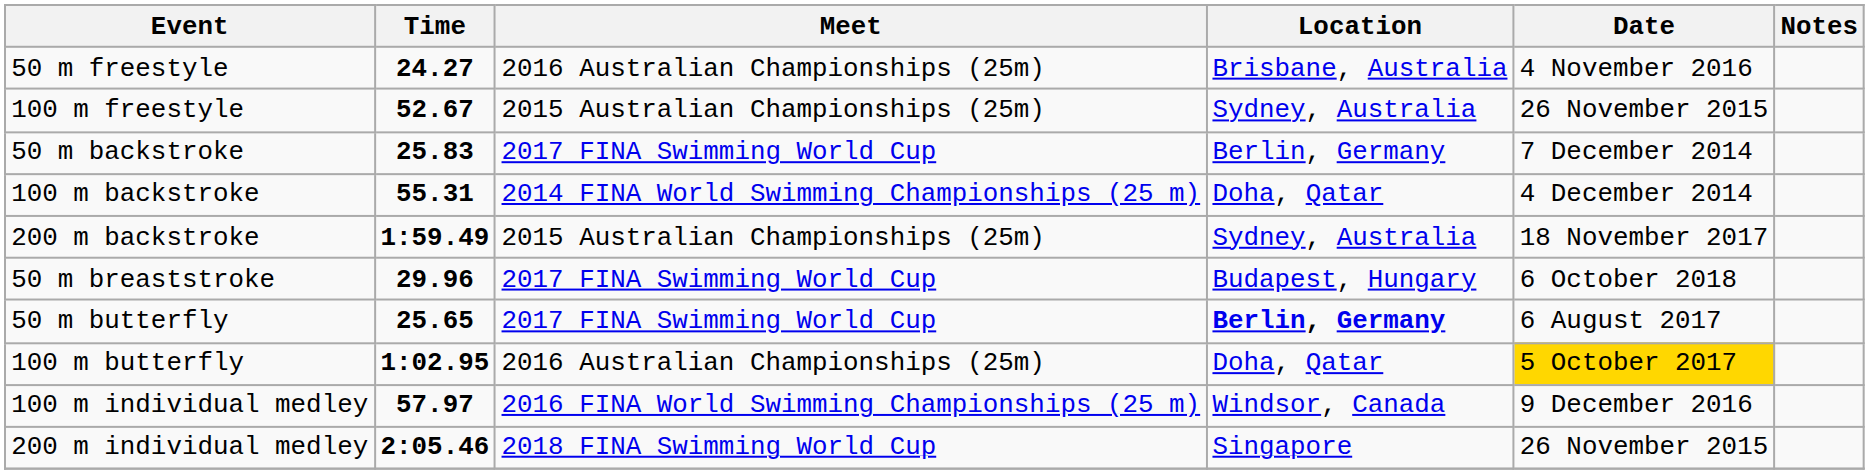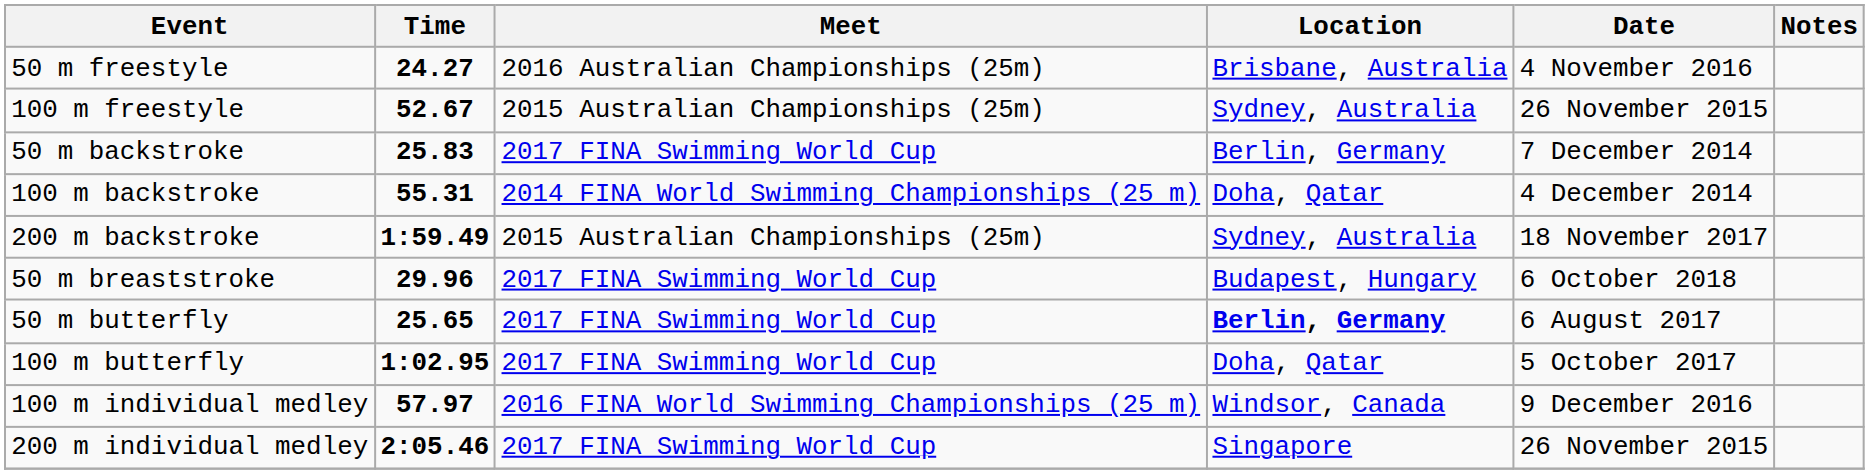(773, 363) 2016 Australian Championships (25m) -> (719, 363) 2017 FINA Swimming World Cup
(1628, 363) gold background -> (1628, 363) no background
(719, 448) 2018 FINA Swimming World Cup -> (719, 448) 2017 FINA Swimming World Cup
